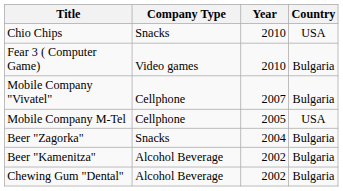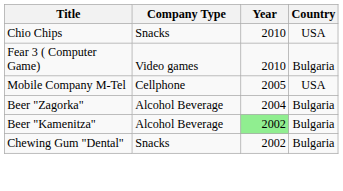- row: (50, 92)
(152, 137) Snacks -> (179, 104) Alcohol Beverage
(274, 157) no background -> (274, 124) lightgreen background
(179, 176) Alcohol Beverage -> (152, 143) Snacks
